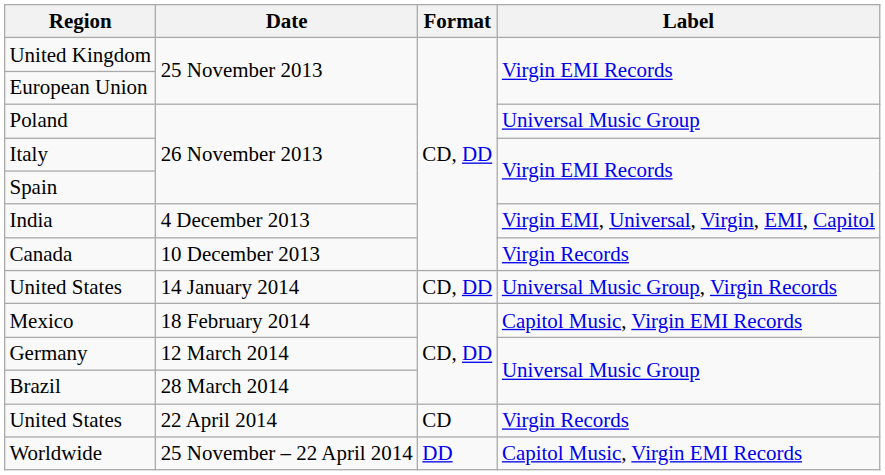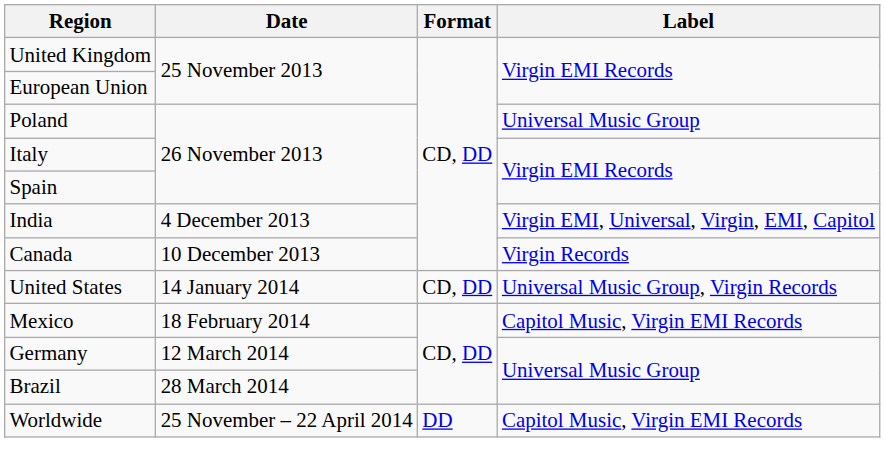- row: (66, 420)
